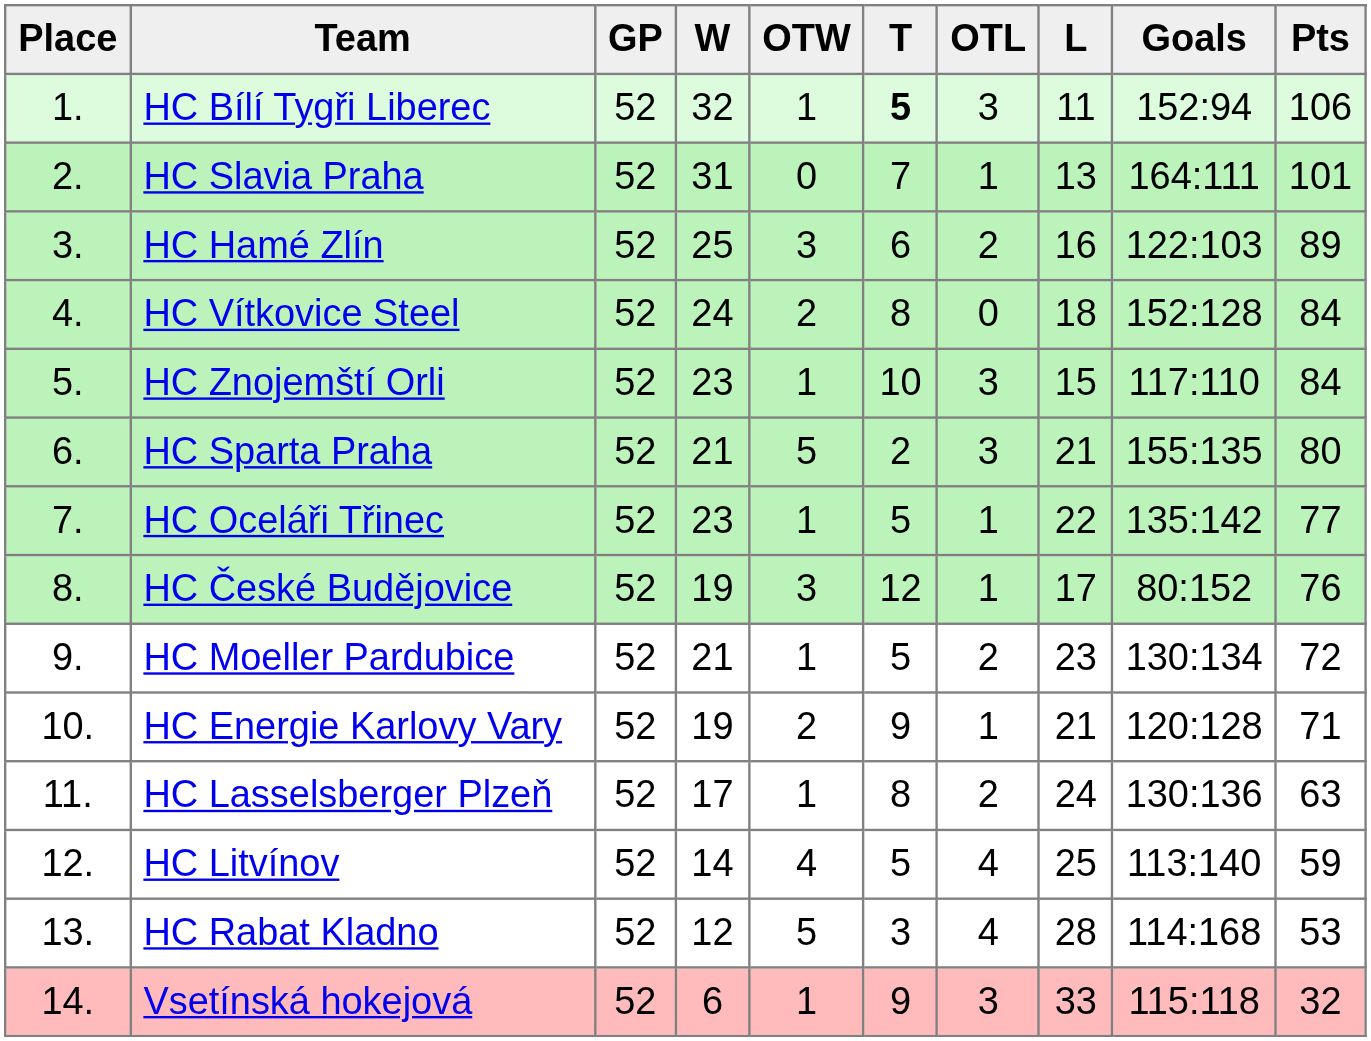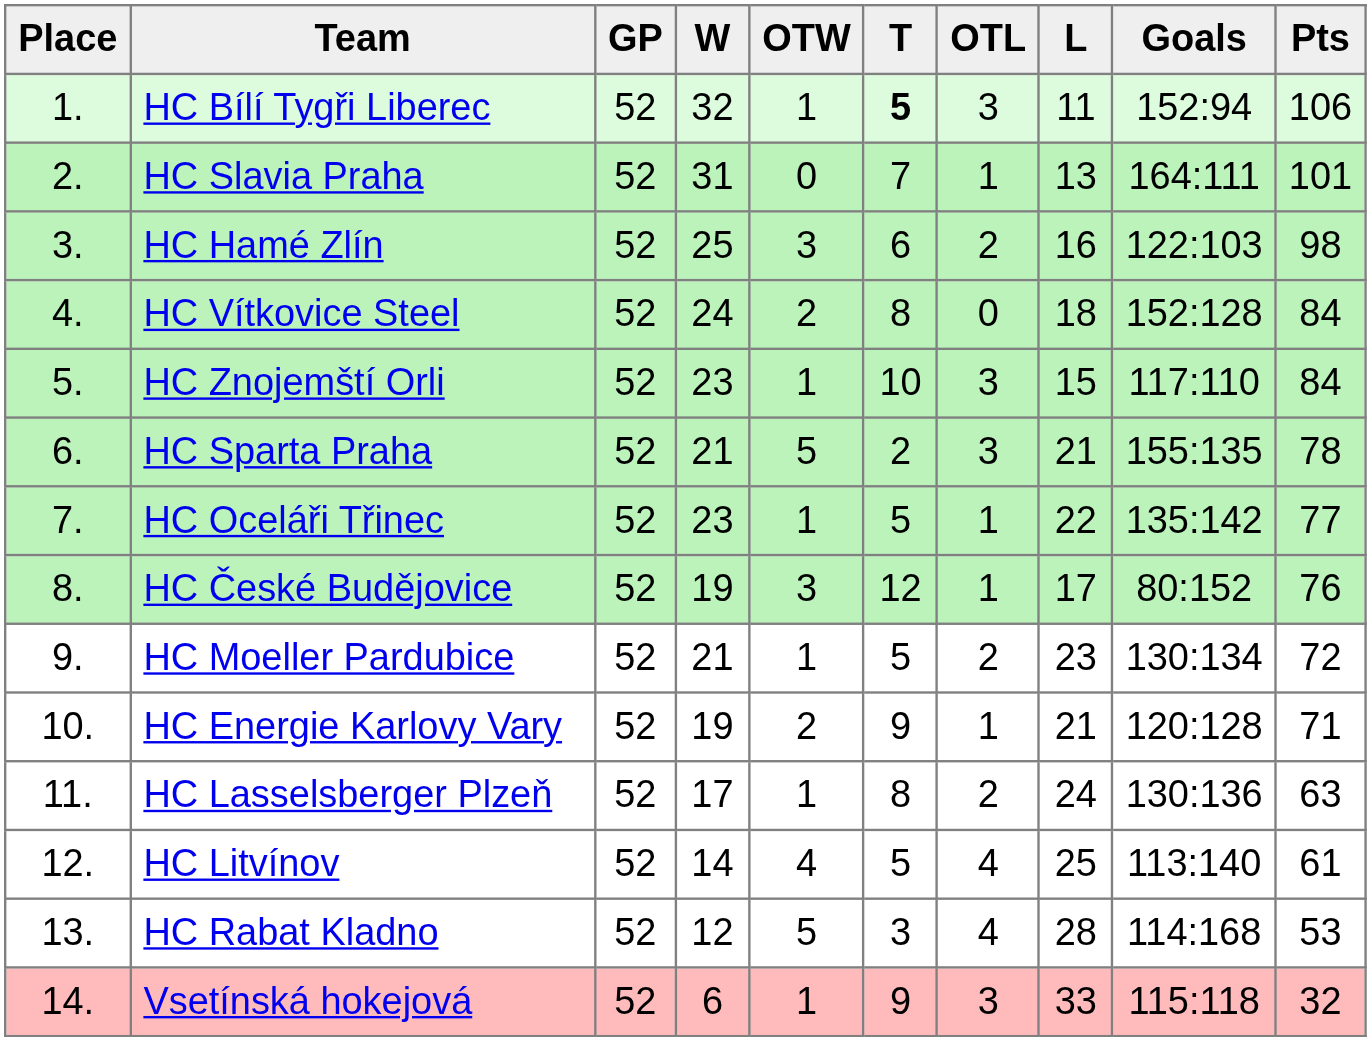(1320, 245) 89 -> (1320, 245) 98
(1320, 451) 80 -> (1320, 451) 78
(1320, 863) 59 -> (1320, 863) 61
